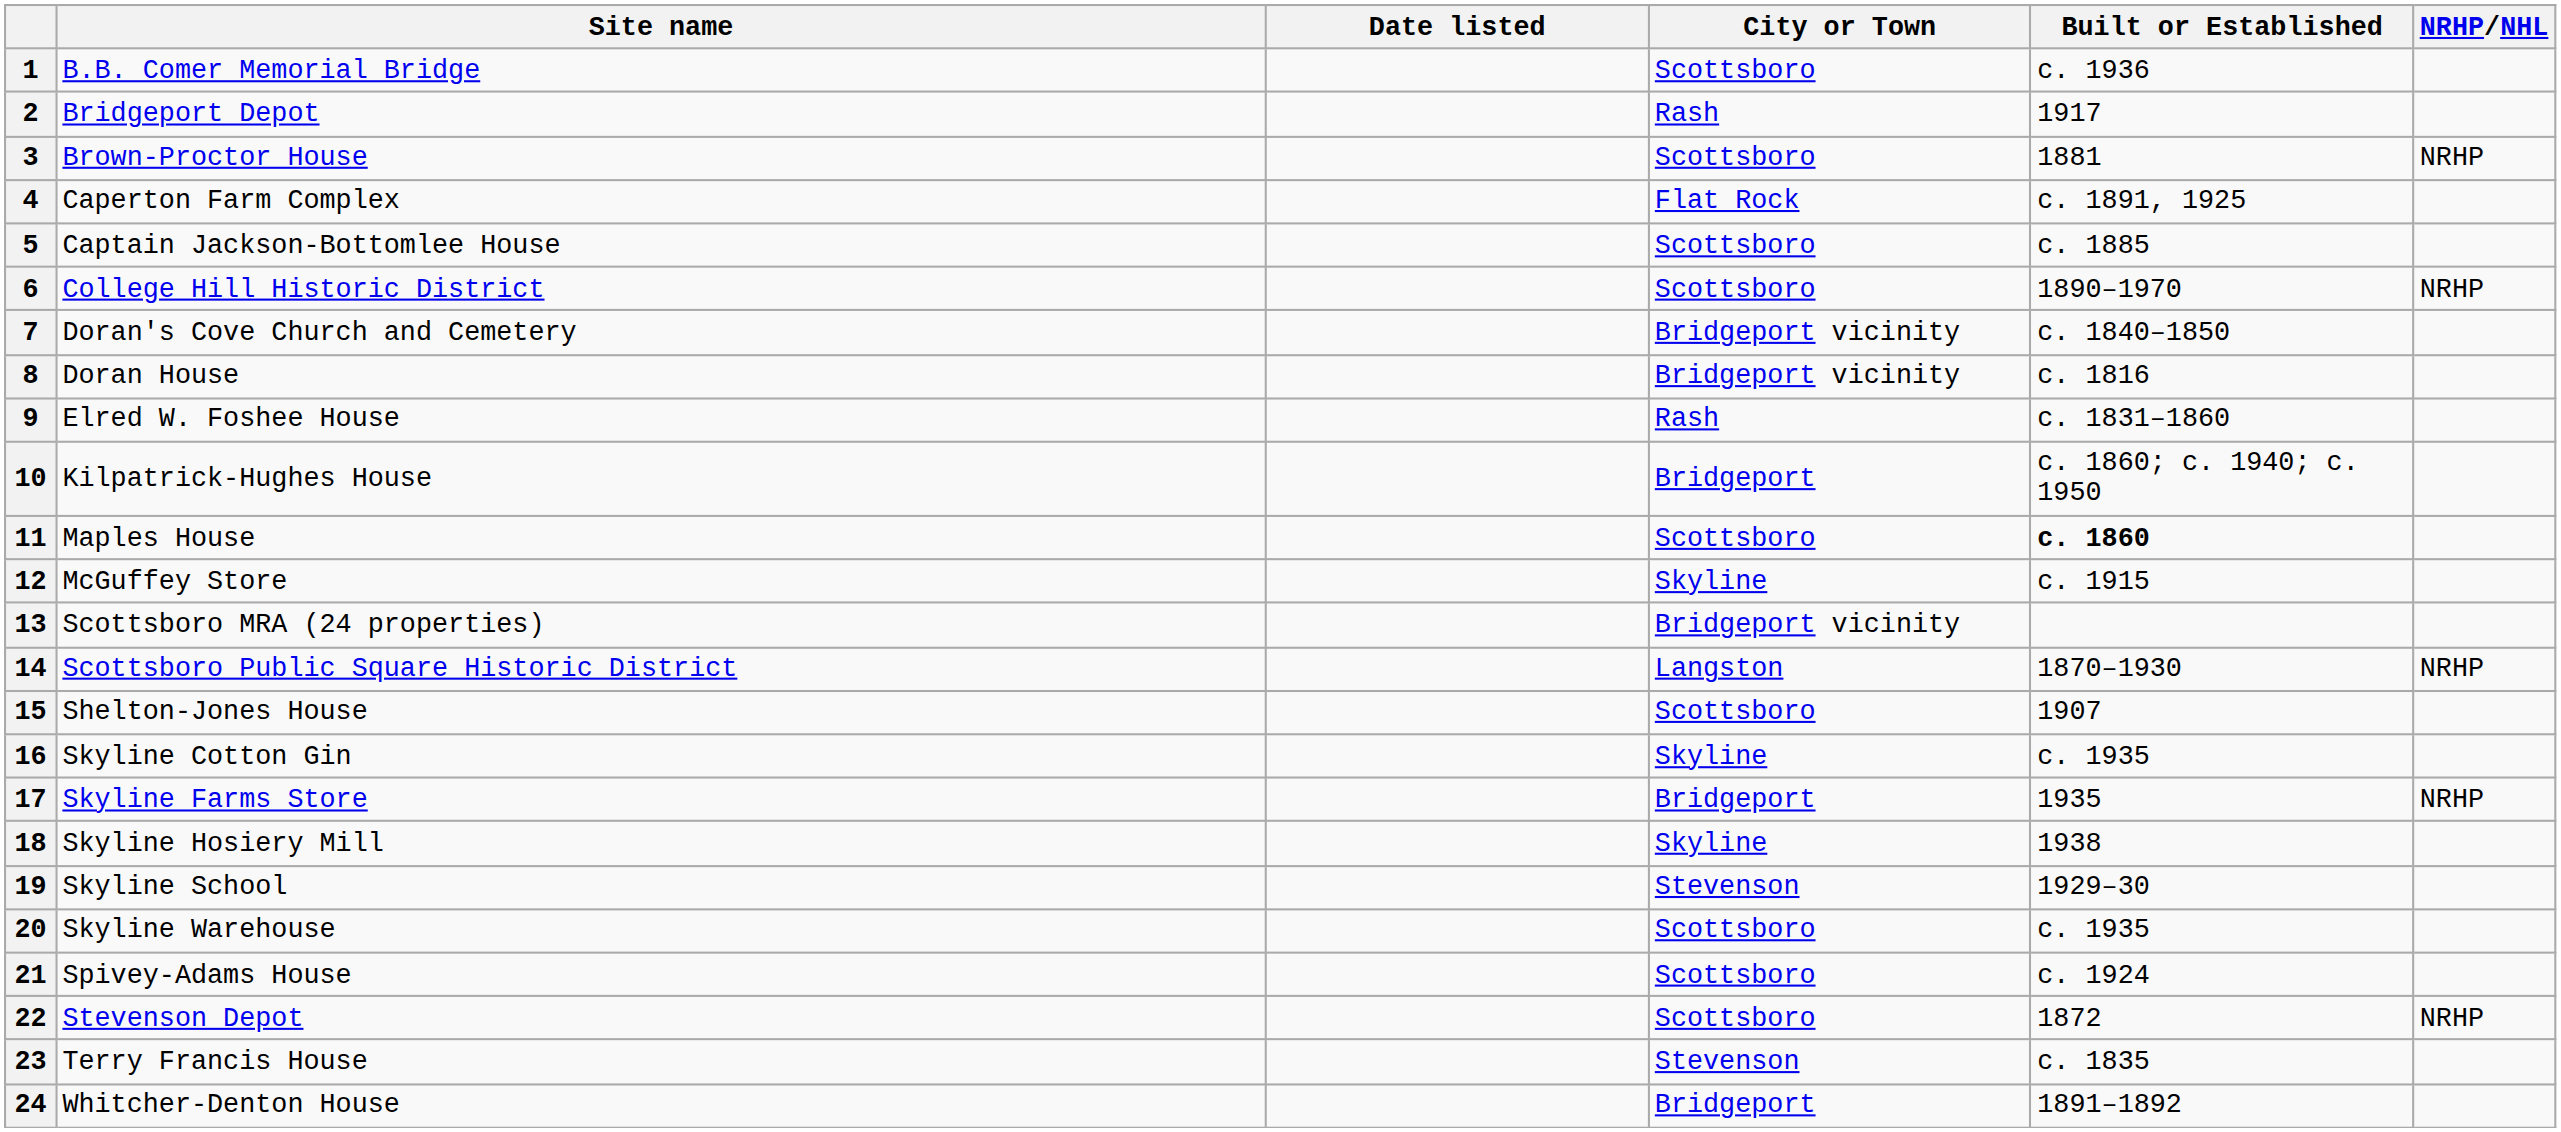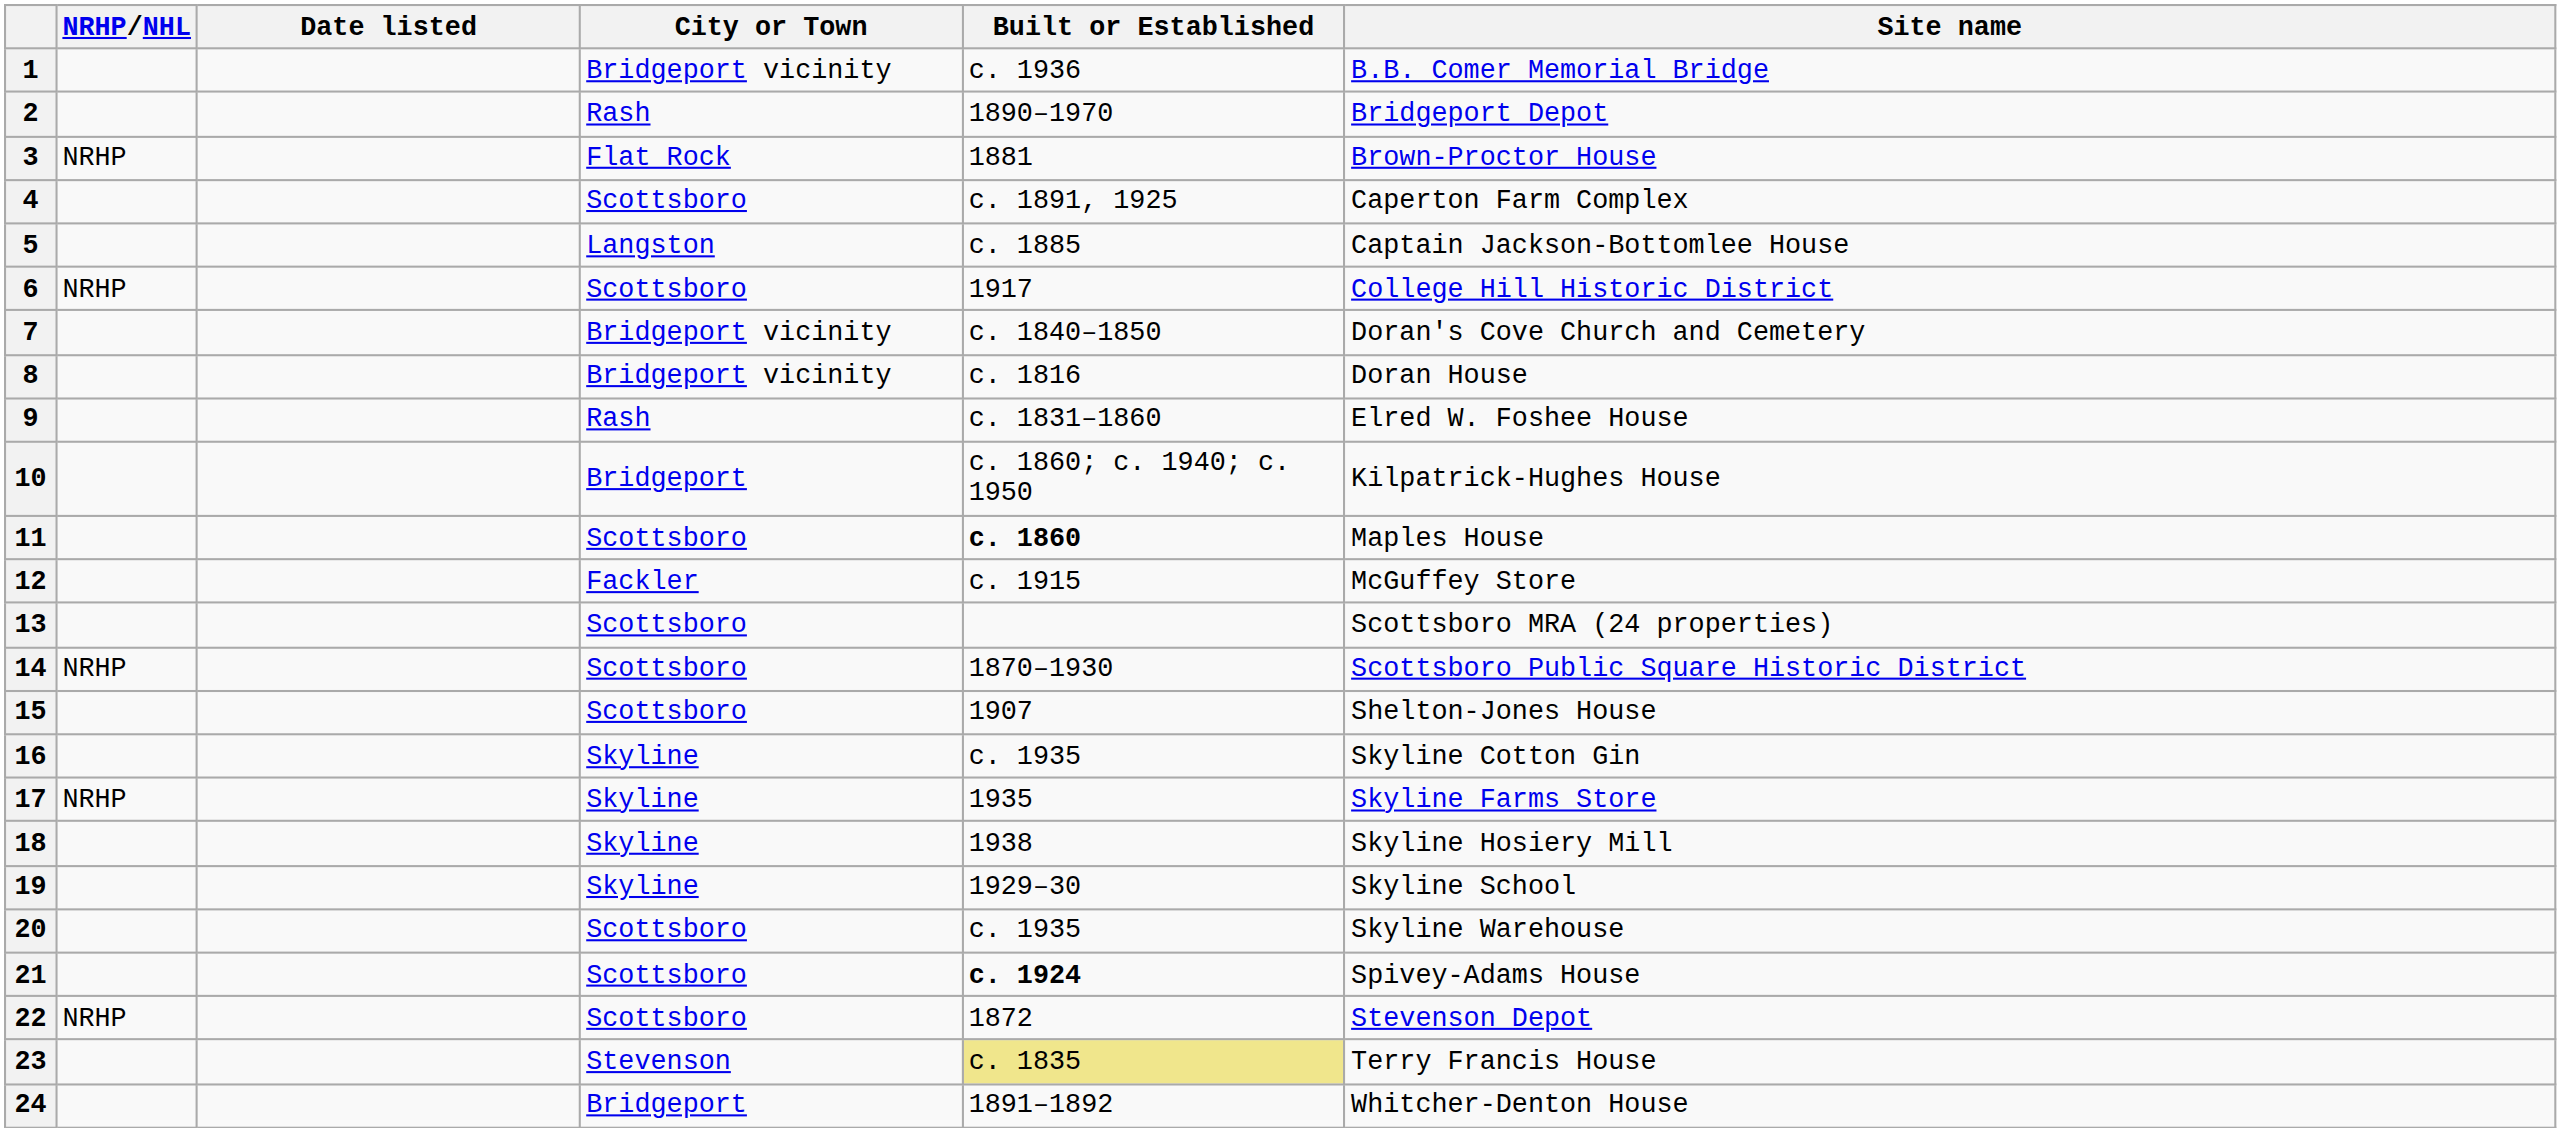columns swapped: (661, 27) <-> (2484, 27)
(1735, 70) Scottsboro -> (739, 70) Bridgeport vicinity
(2069, 114) 1917 -> (1041, 114) 1890–1970
(1735, 158) Scottsboro -> (659, 158) Flat Rock
(1727, 201) Flat Rock -> (667, 201) Scottsboro
(1735, 245) Scottsboro -> (651, 245) Langston
(2110, 289) 1890–1970 -> (1001, 289) 1917
(1711, 582) Skyline -> (642, 582) Fackler
(1808, 625) Bridgeport vicinity -> (667, 625) Scottsboro
(1719, 669) Langston -> (667, 669) Scottsboro
(1735, 800) Bridgeport -> (642, 800) Skyline
(1727, 887) Stevenson -> (642, 887) Skyline
(2094, 974) normal -> (1025, 974) bold
(2094, 1062) no background -> (1025, 1062) khaki background
